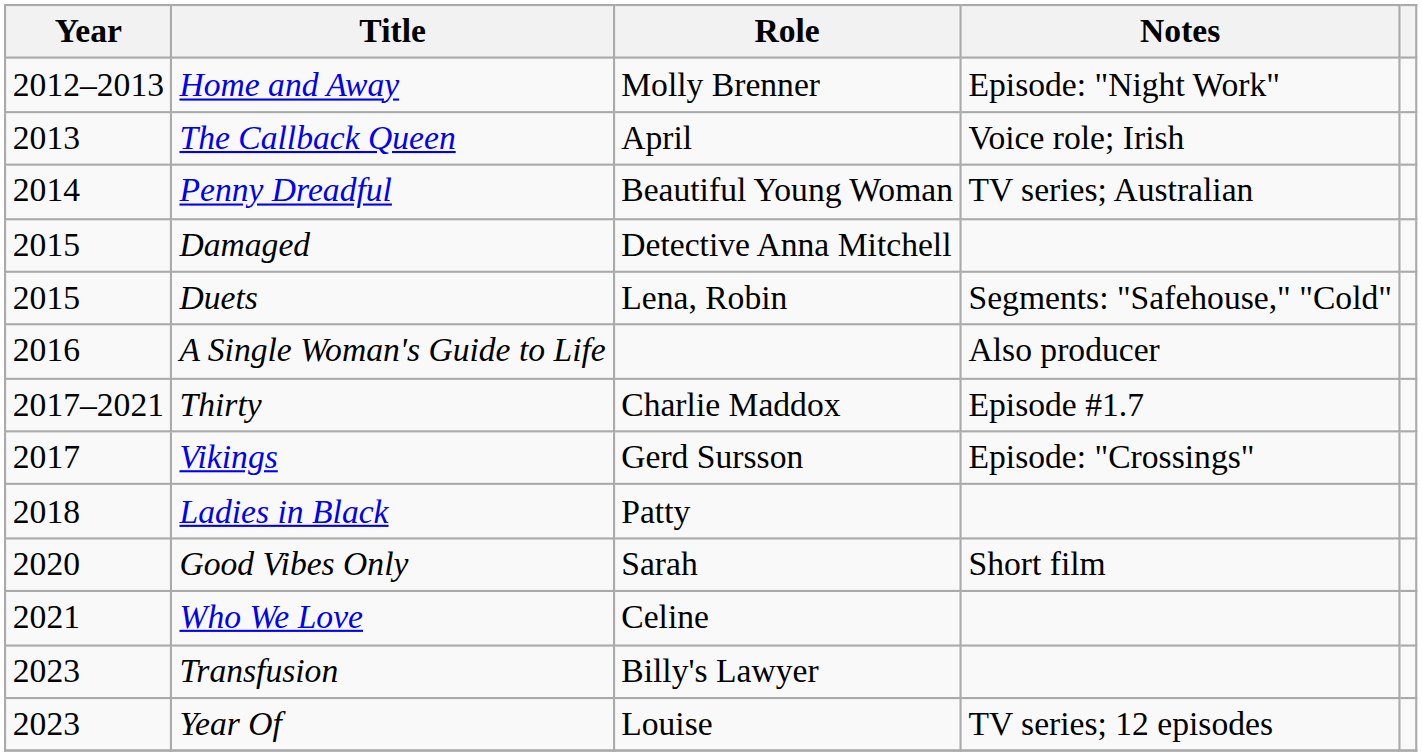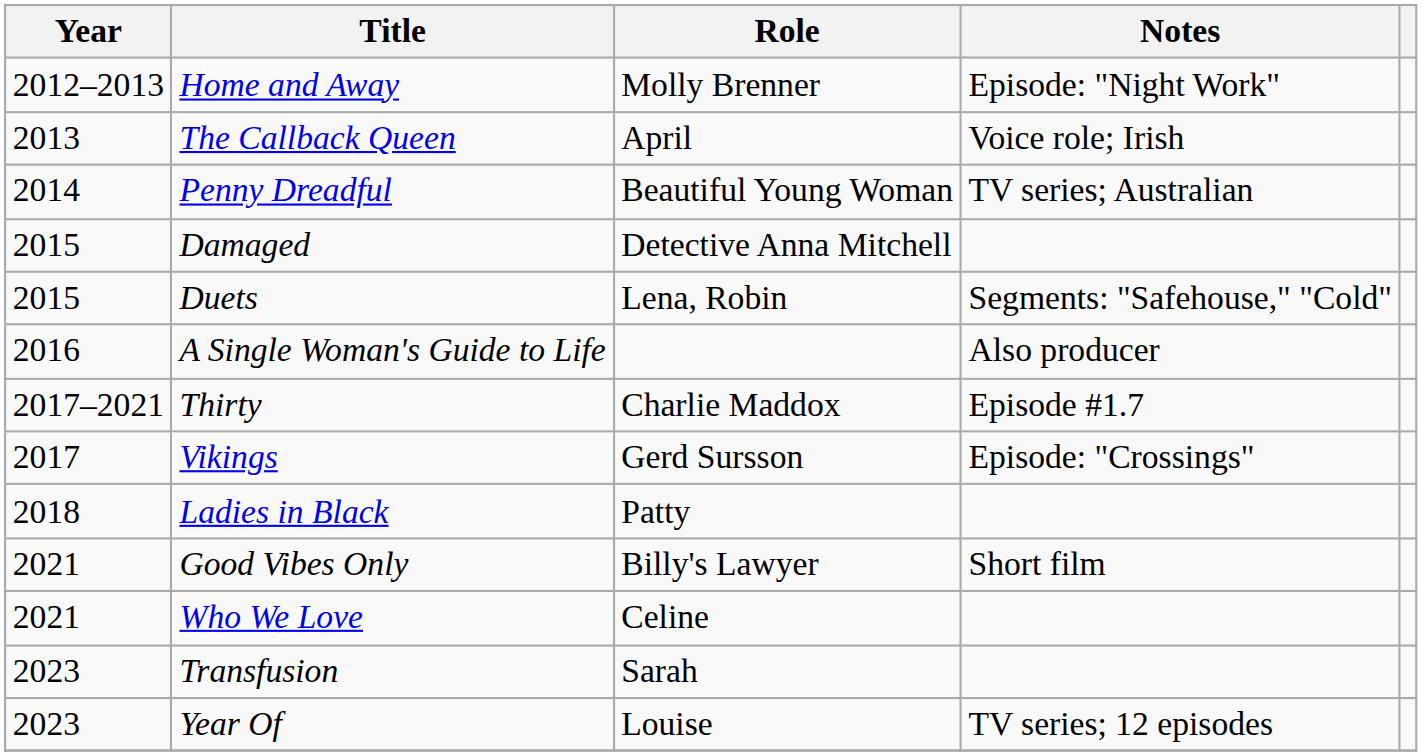(46, 564) 2020 -> (46, 564) 2021
(659, 564) Sarah -> (720, 564) Billy's Lawyer
(720, 670) Billy's Lawyer -> (659, 670) Sarah
